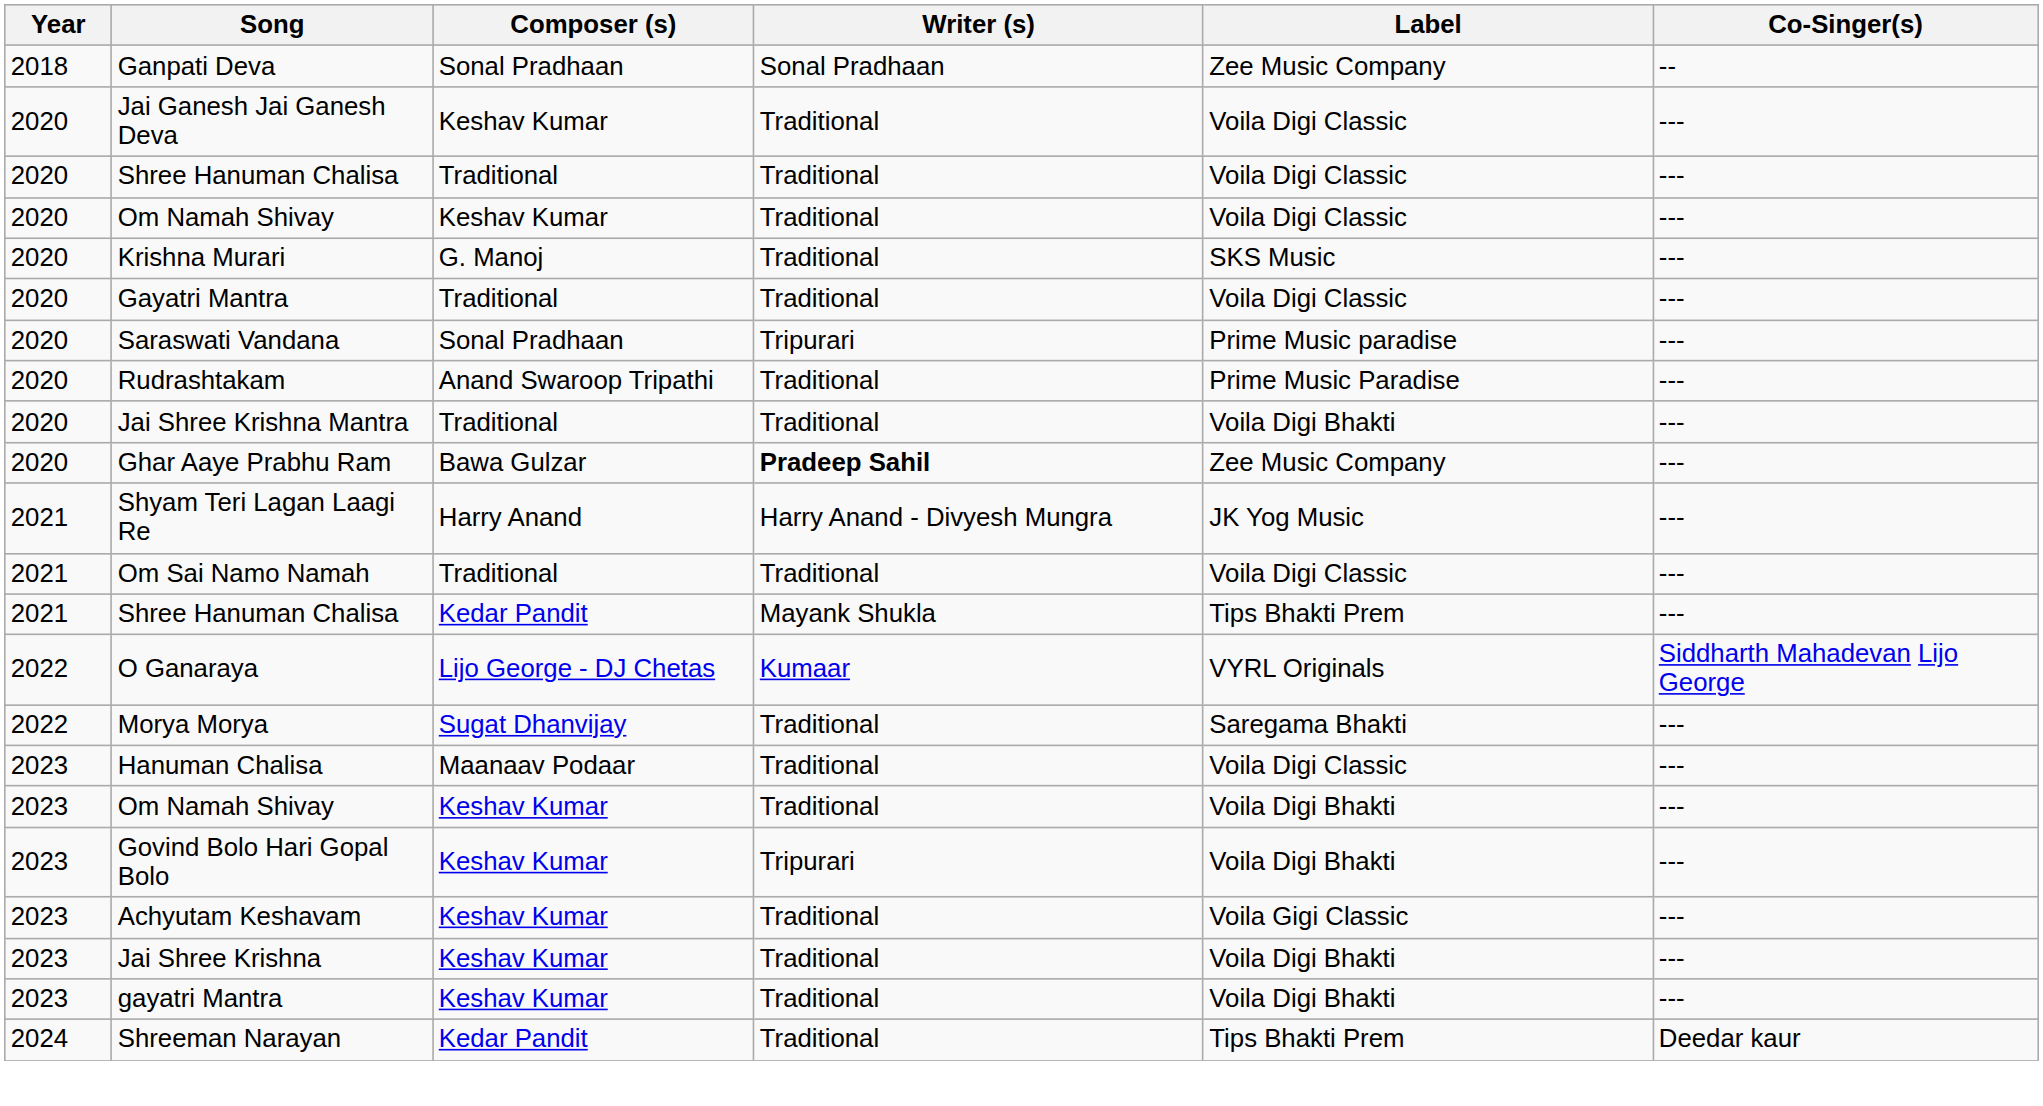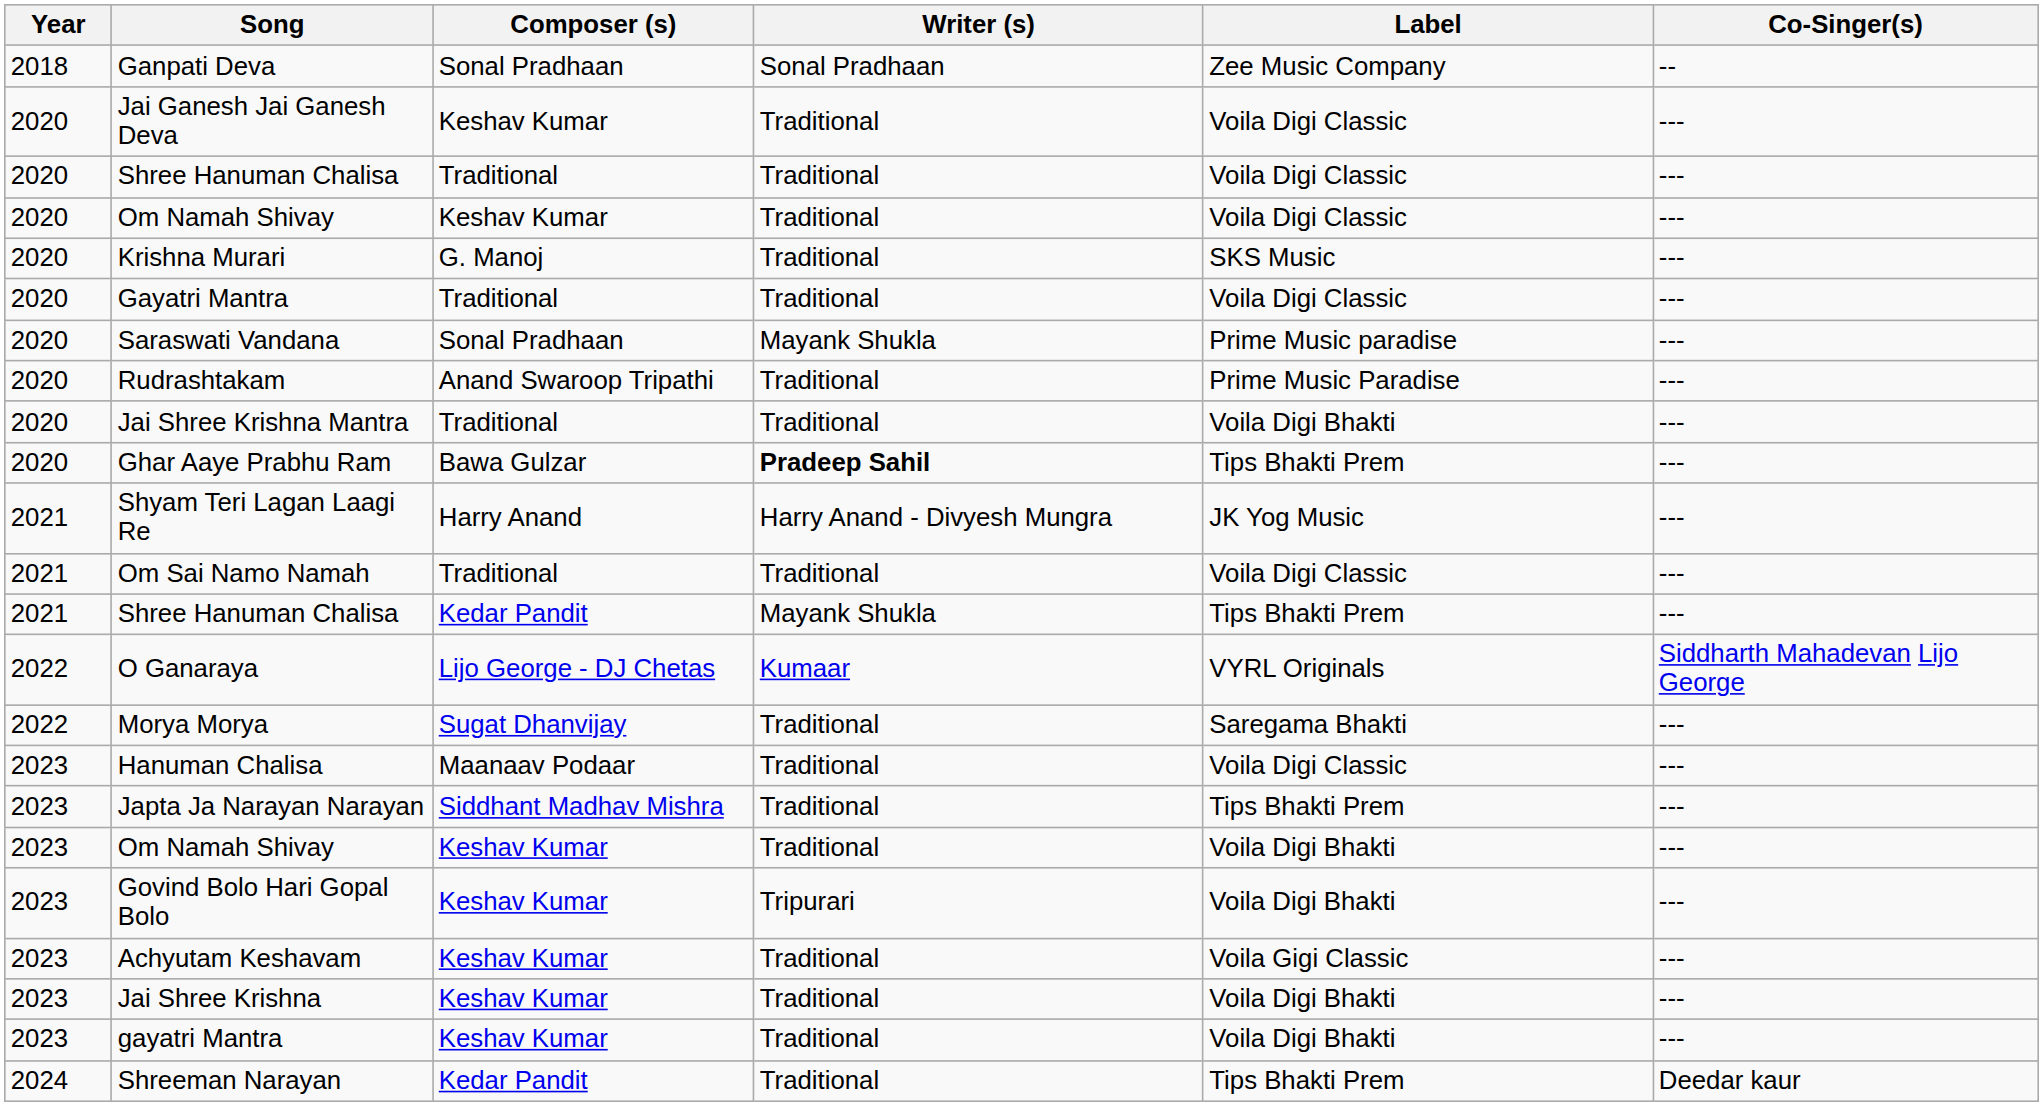(807, 339) Tripurari -> (848, 339) Mayank Shukla
(1327, 462) Zee Music Company -> (1307, 462) Tips Bhakti Prem
+ row: (39, 806)
